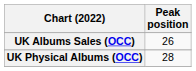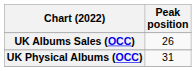(168, 58) 28 -> (168, 58) 31
